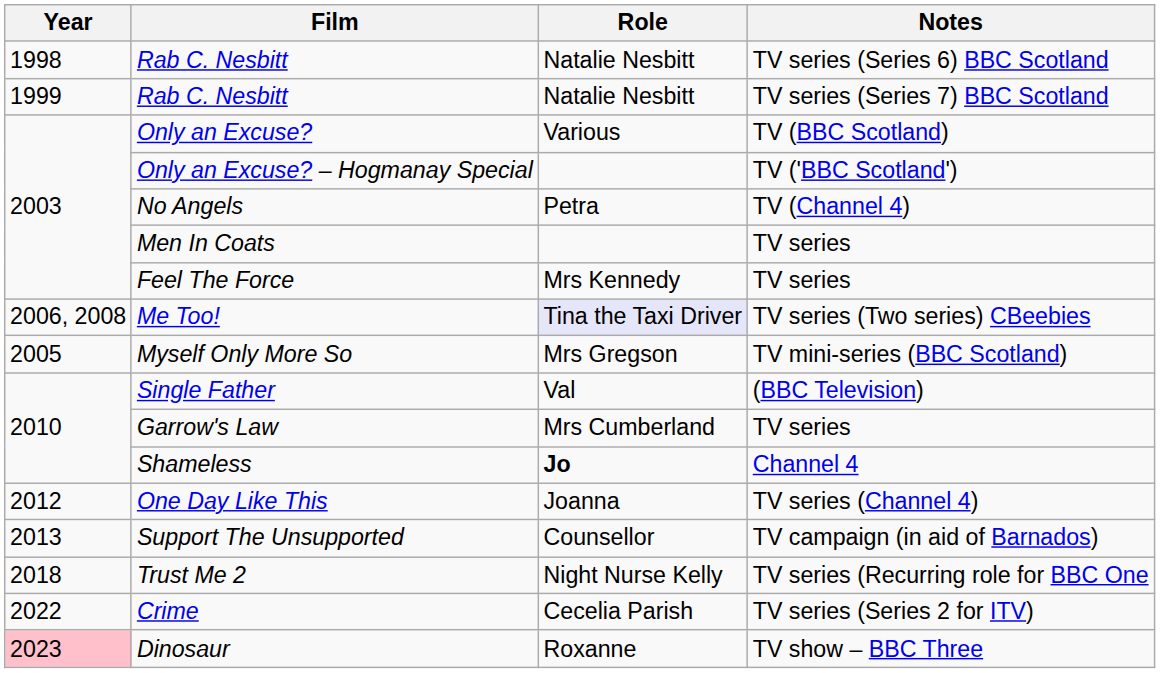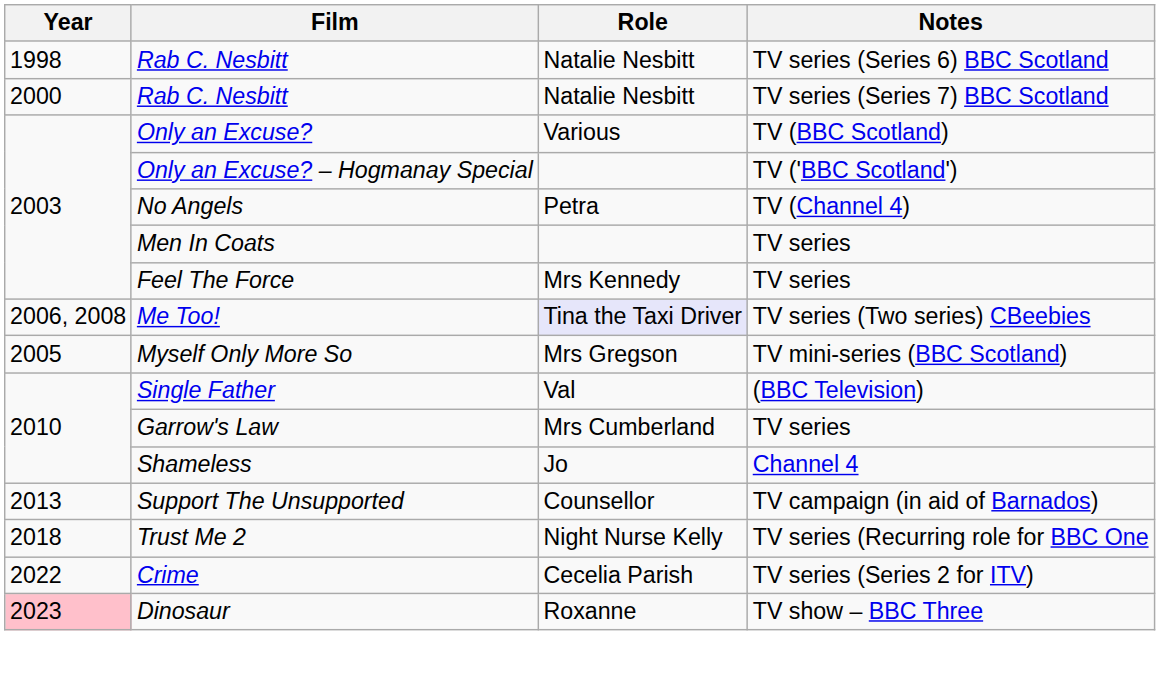(36, 96) 1999 -> (36, 96) 2000
(557, 464) bold -> (556, 464) normal
- row: (232, 501)
